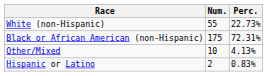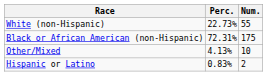columns swapped: (217, 11) <-> (246, 11)
